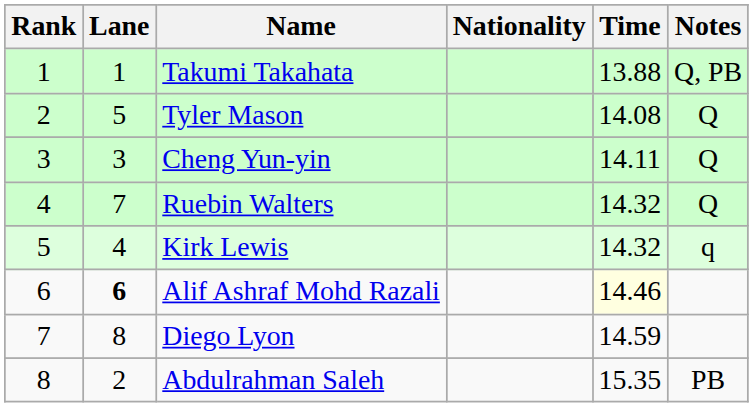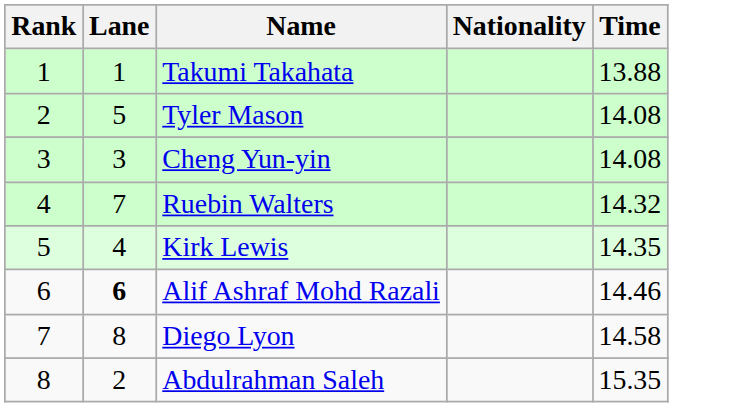- column: (708, 26)
(630, 159) 14.11 -> (630, 159) 14.08
(630, 247) 14.32 -> (630, 247) 14.35
(630, 291) lightyellow background -> (630, 291) no background
(630, 335) 14.59 -> (630, 335) 14.58
